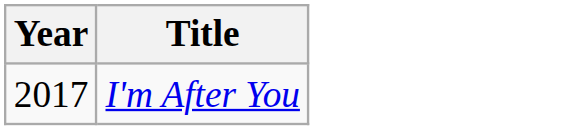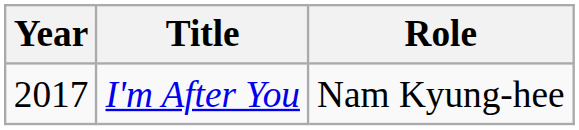+ column: (441, 34)
